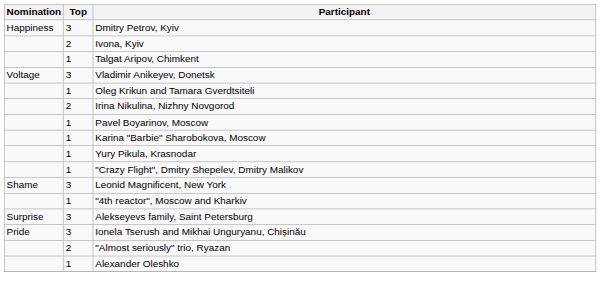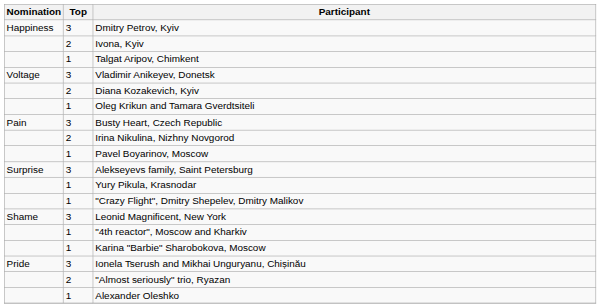+ row: (147, 91)
+ row: (159, 122)
rows swapped: (174, 216) <-> (180, 138)
